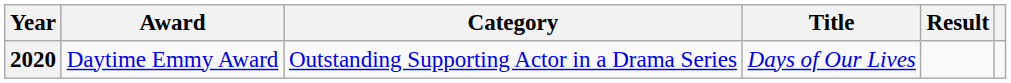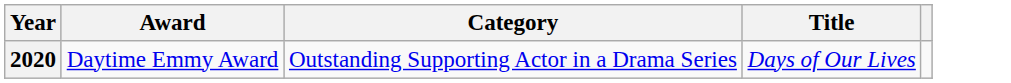- column: (958, 22)
